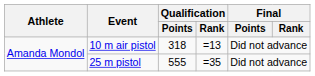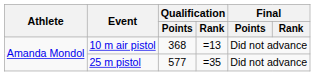(177, 46) 318 -> (177, 46) 368
(177, 63) 555 -> (177, 63) 577
